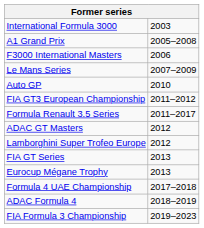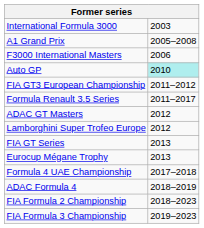- row: (39, 70)
(160, 84) no background -> (160, 70) paleturquoise background
+ row: (66, 201)
